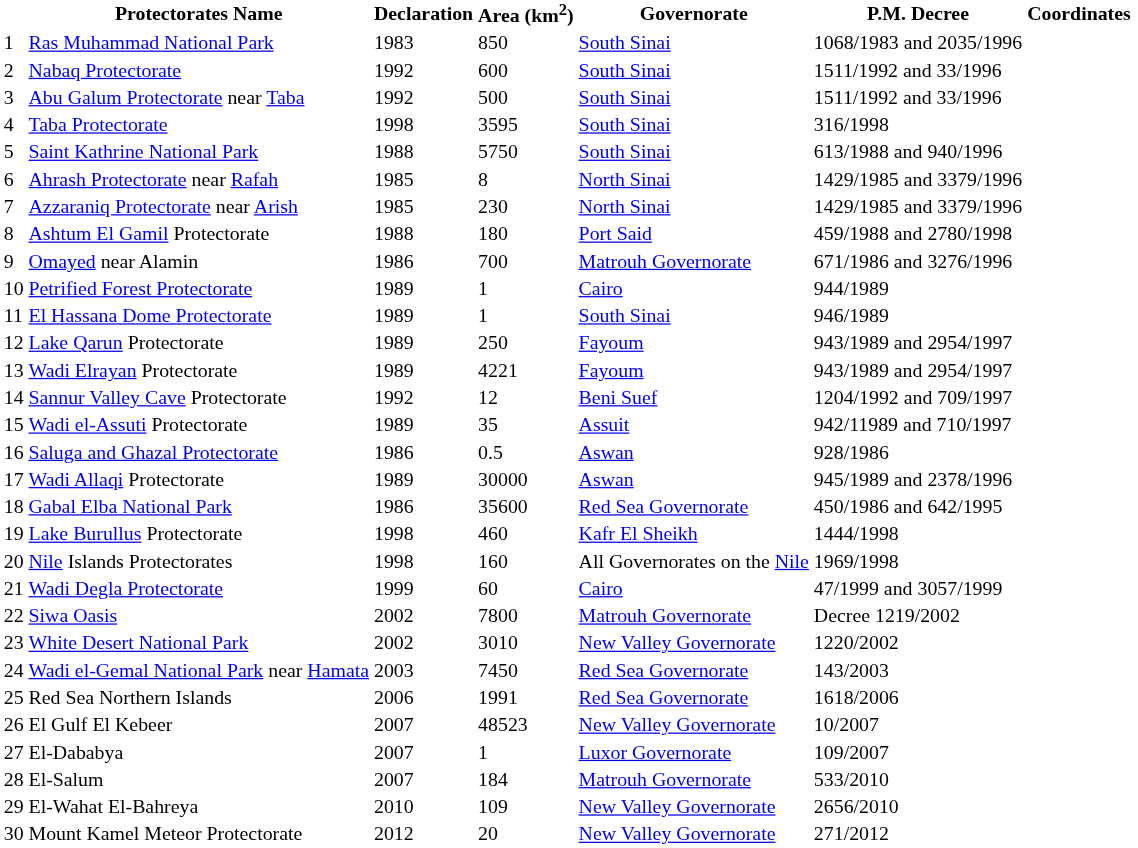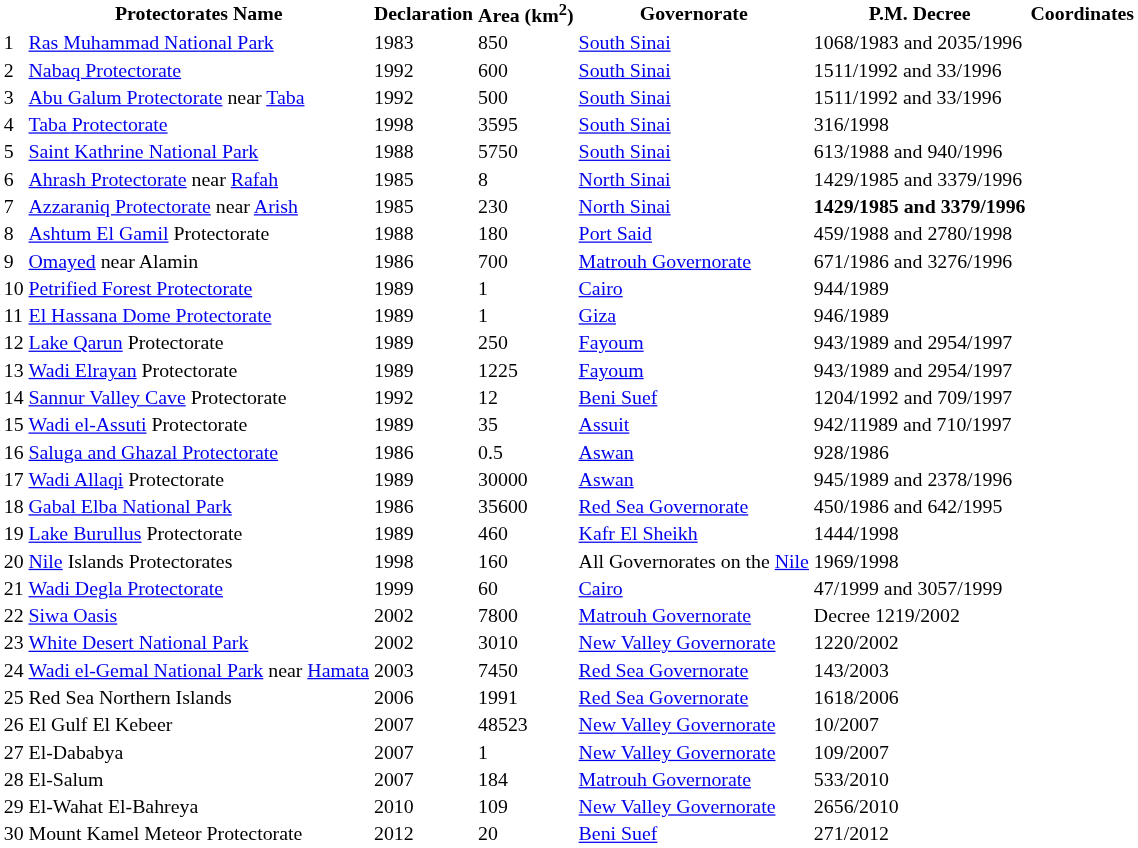(918, 207) normal -> (920, 207) bold
(625, 316) South Sinai -> (597, 316) Giza
(498, 370) 4221 -> (498, 370) 1225
(394, 534) 1998 -> (394, 534) 1989
(655, 752) Luxor Governorate -> (677, 752) New Valley Governorate
(677, 834) New Valley Governorate -> (618, 834) Beni Suef
